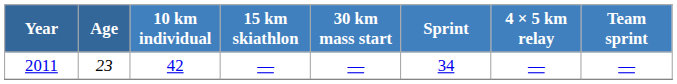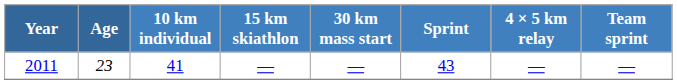(175, 65) 42 -> (175, 65) 41
(446, 65) 34 -> (446, 65) 43
